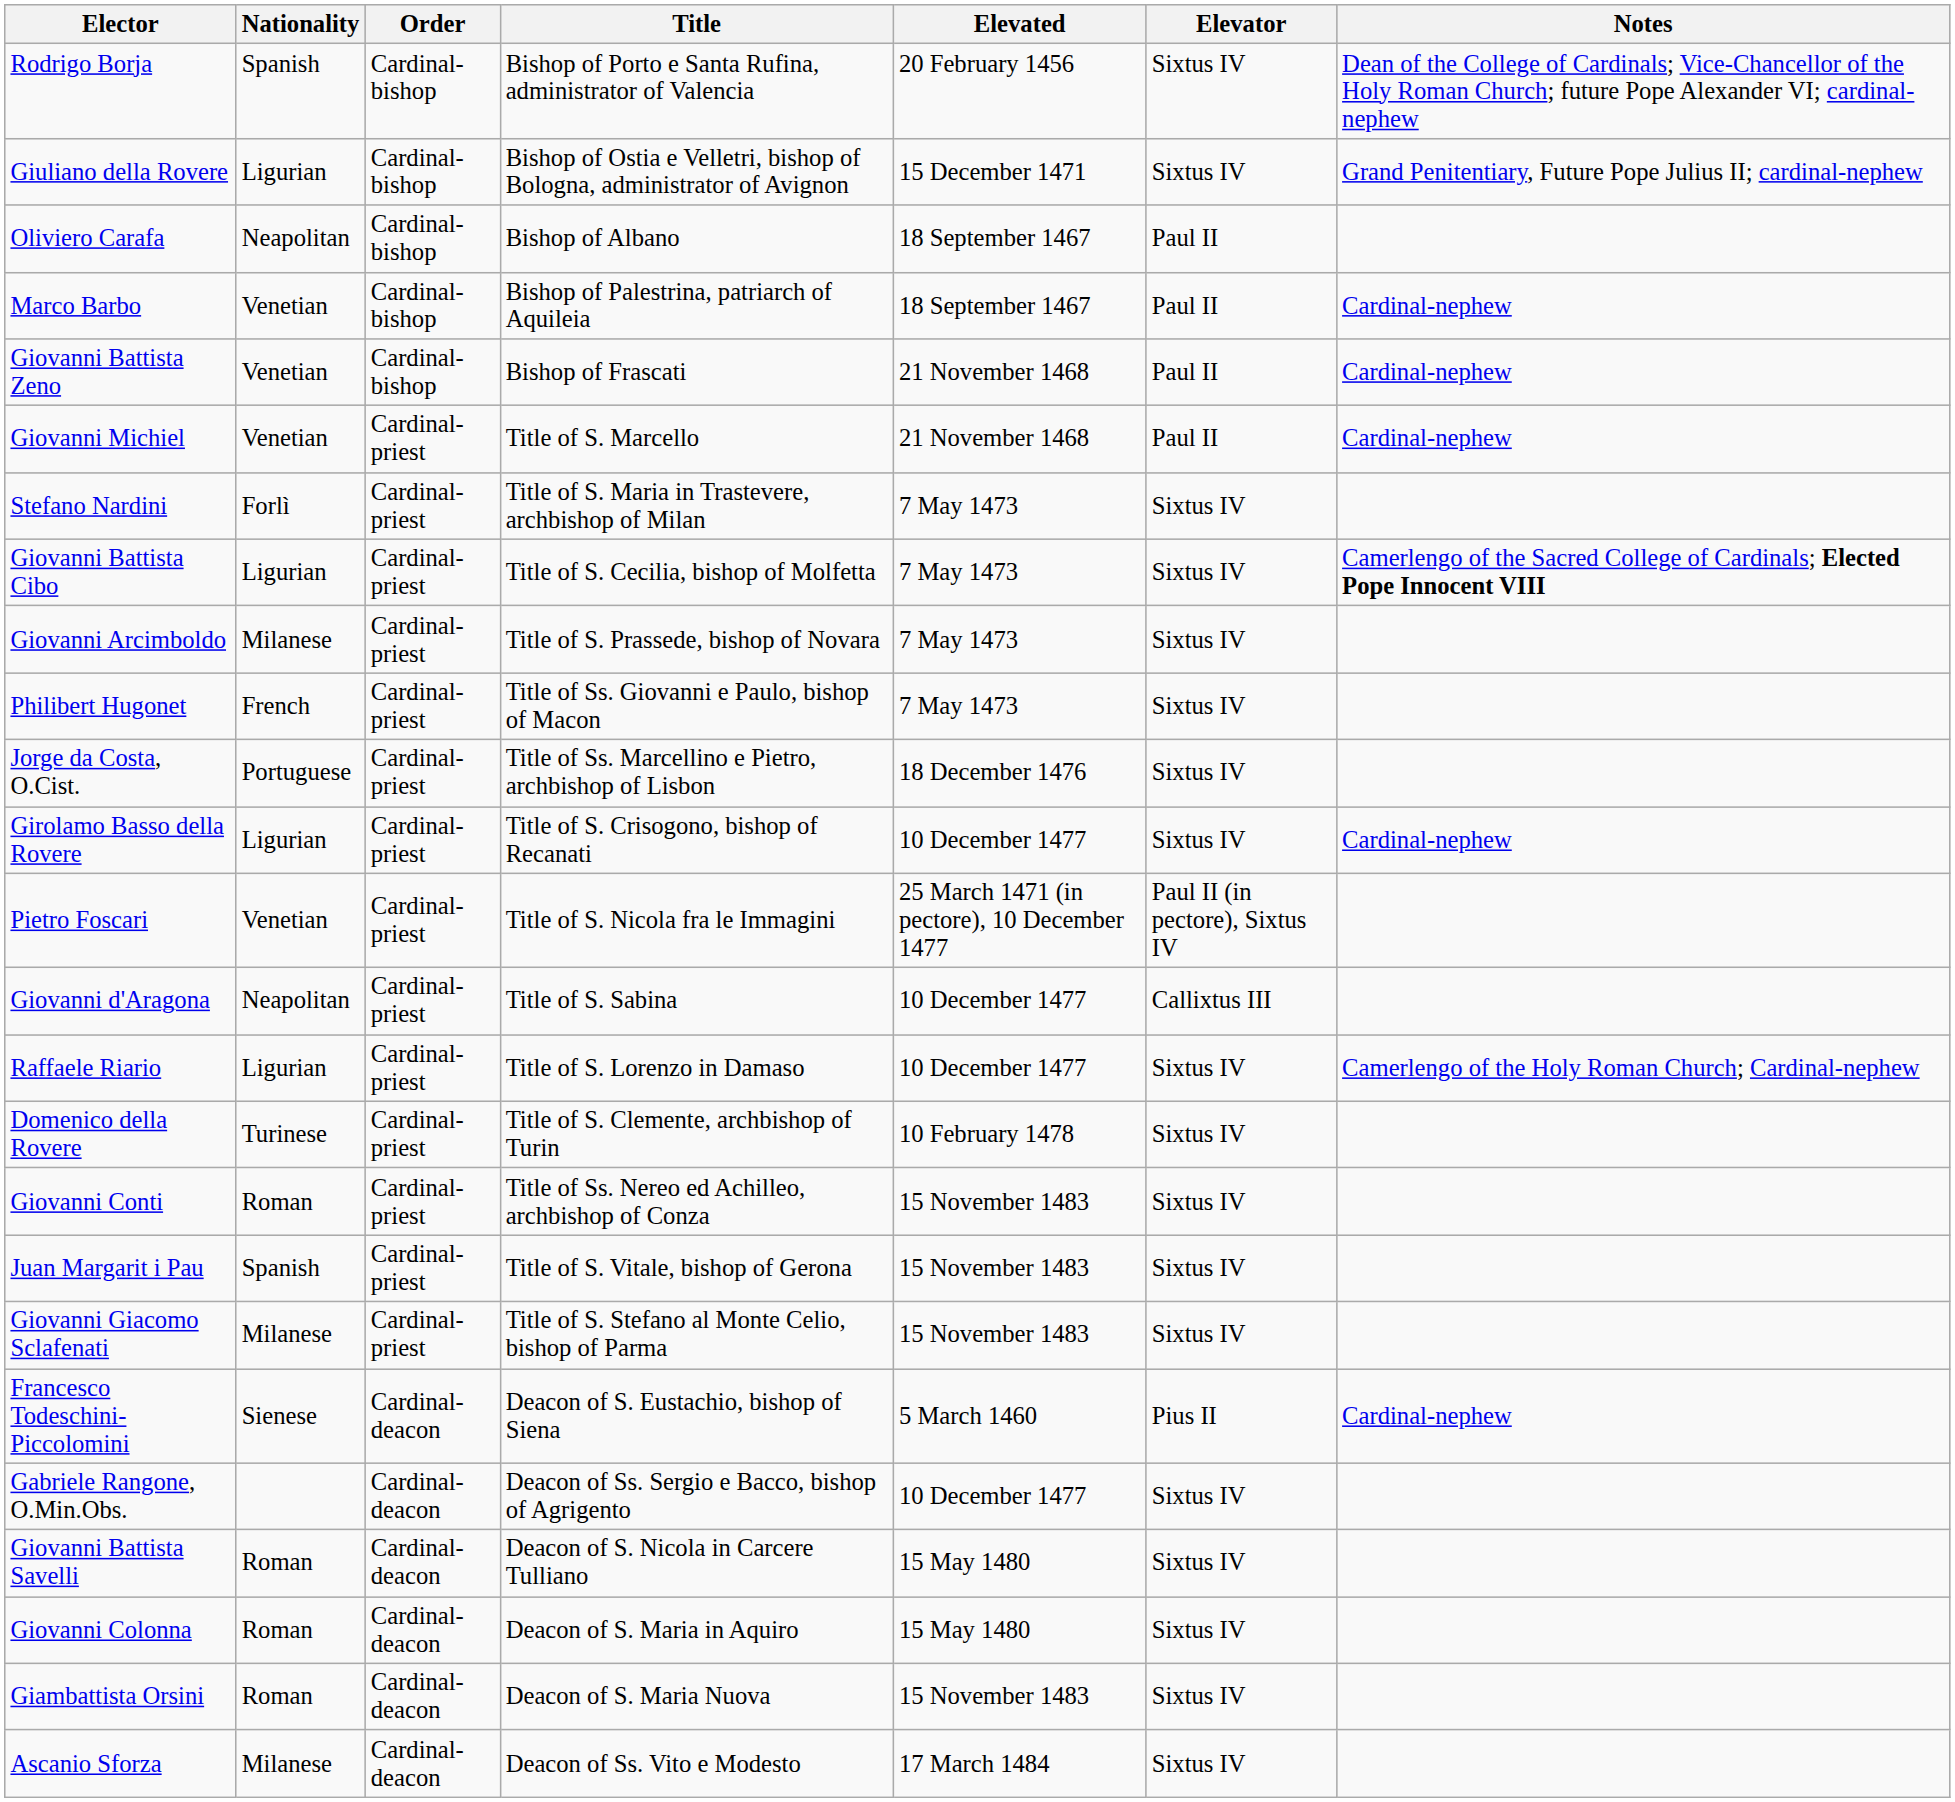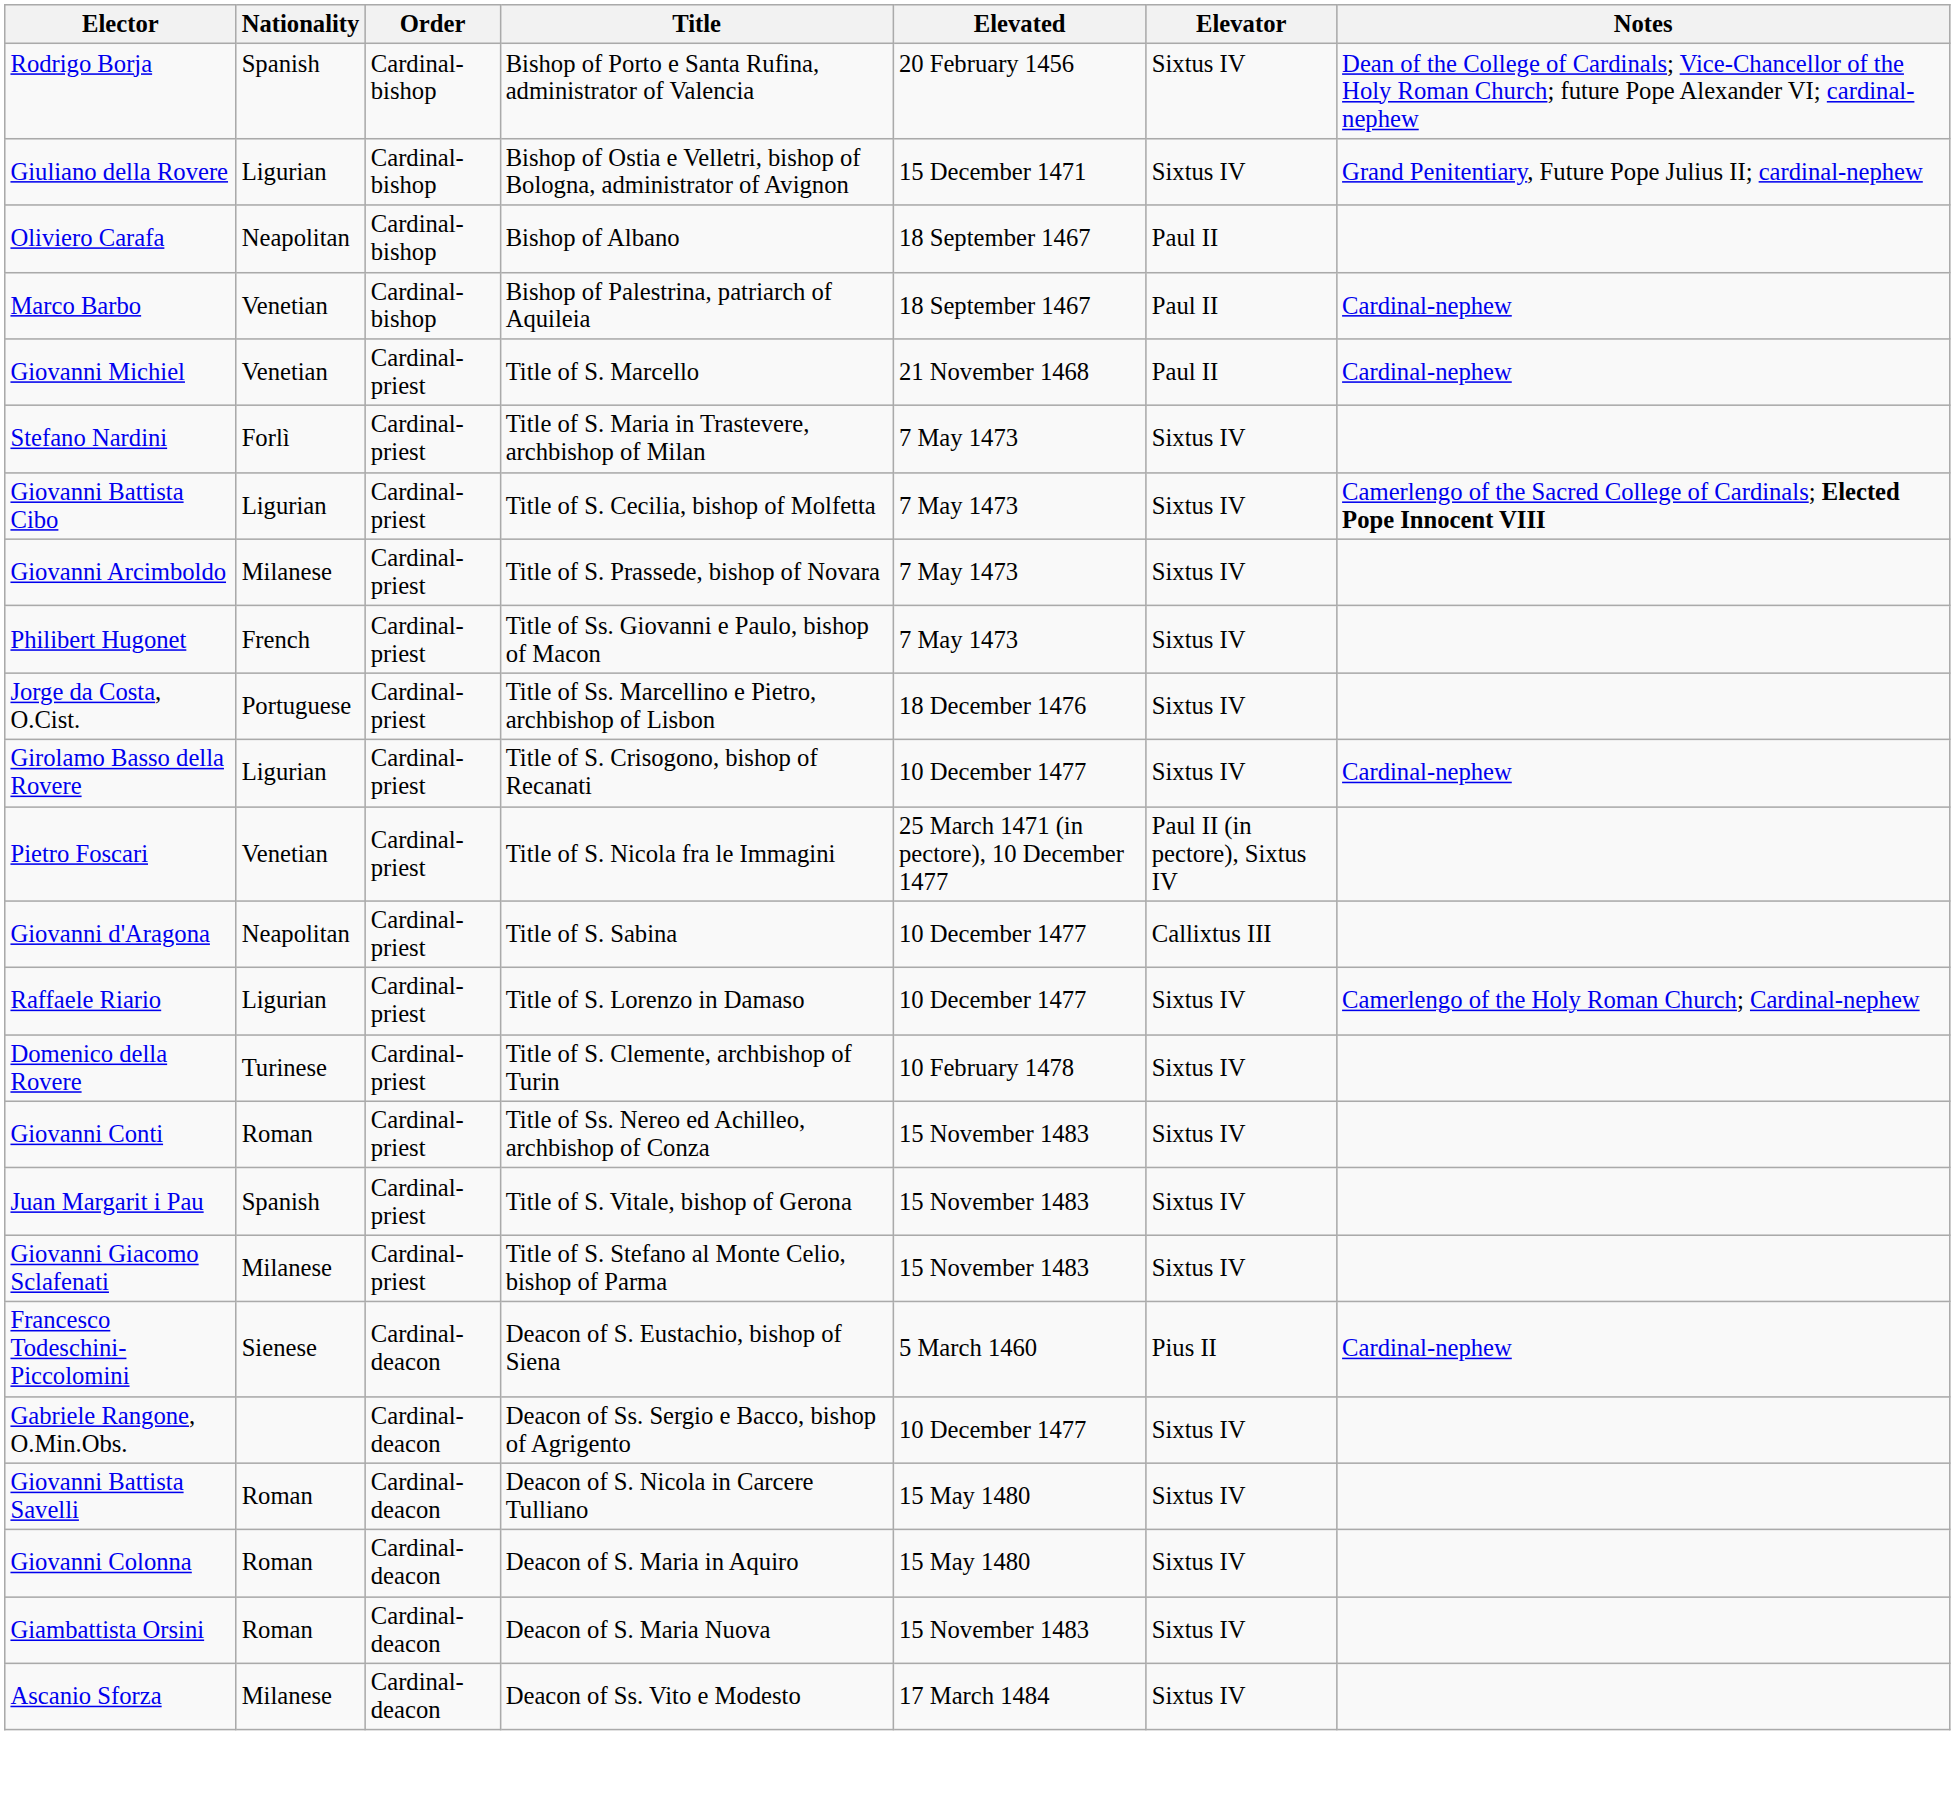- row: (97, 371)
